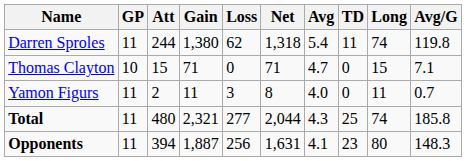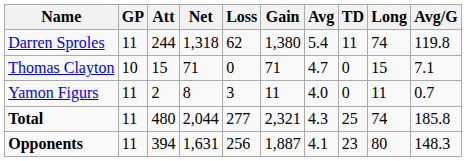columns swapped: (201, 17) <-> (283, 17)
